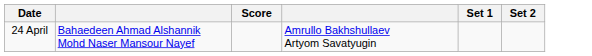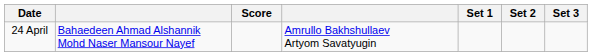+ column: (566, 13)
